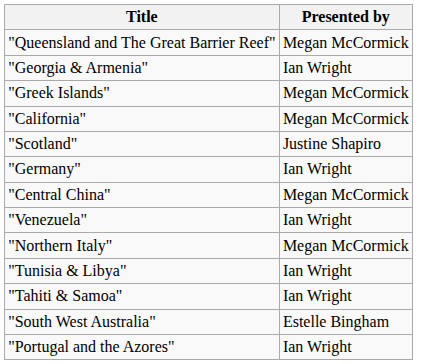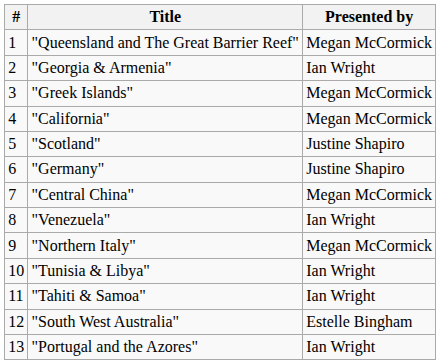+ column: (16, 17)
(317, 169) Ian Wright -> (355, 169) Justine Shapiro
